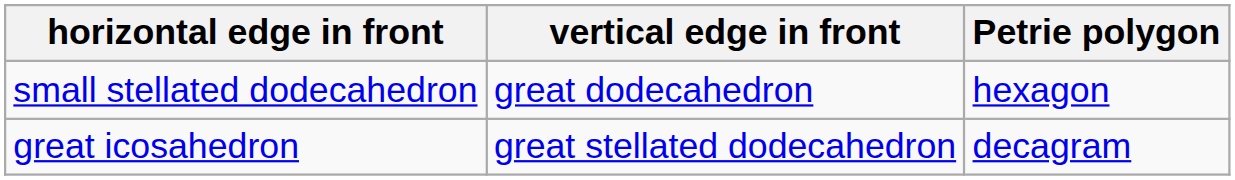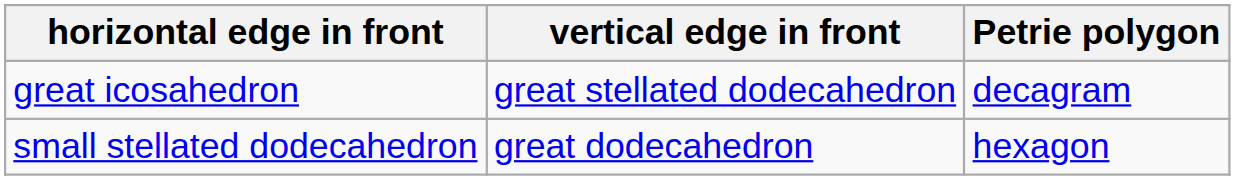rows swapped: (245, 89) <-> (156, 145)
